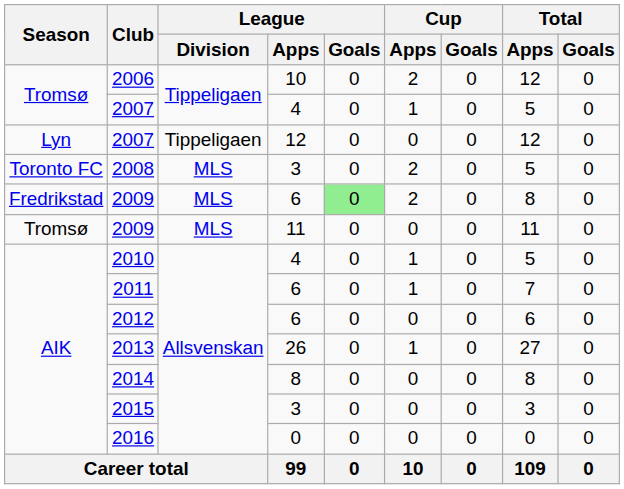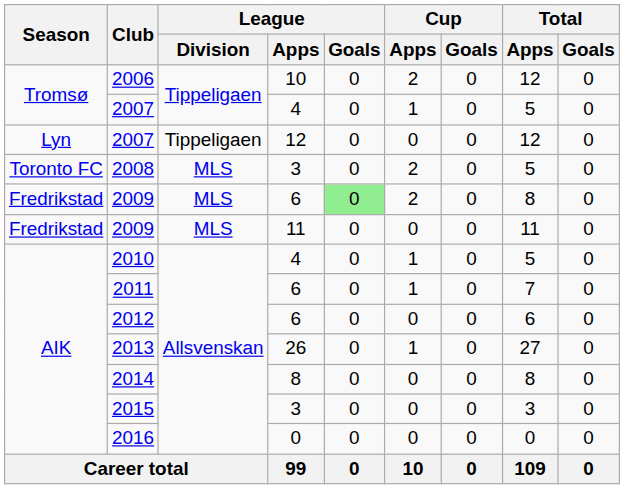(56, 229) Tromsø -> (56, 229) Fredrikstad
